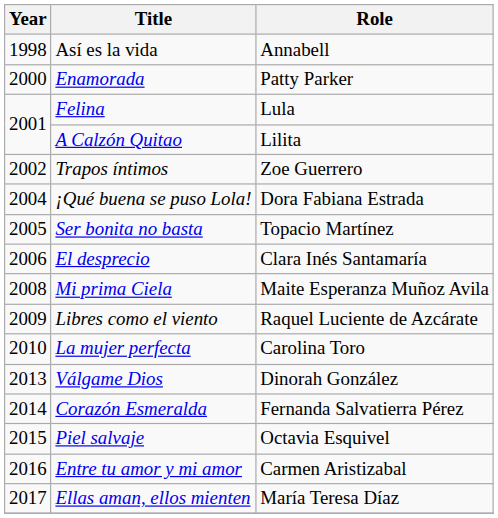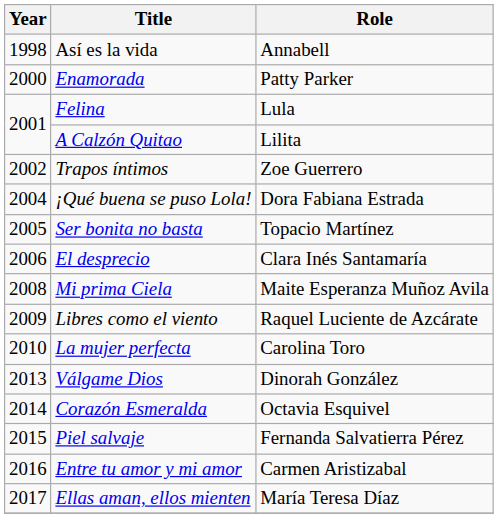(362, 408) Fernanda Salvatierra Pérez -> (325, 408) Octavia Esquivel
(325, 438) Octavia Esquivel -> (362, 438) Fernanda Salvatierra Pérez
